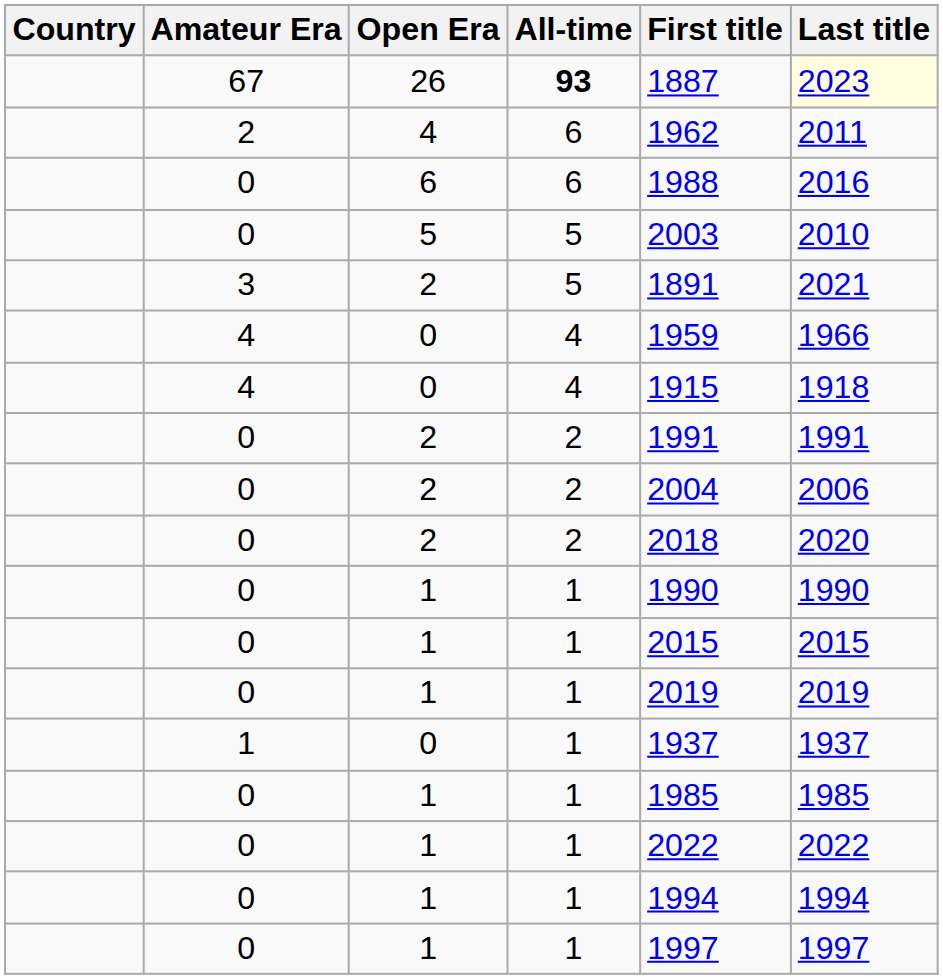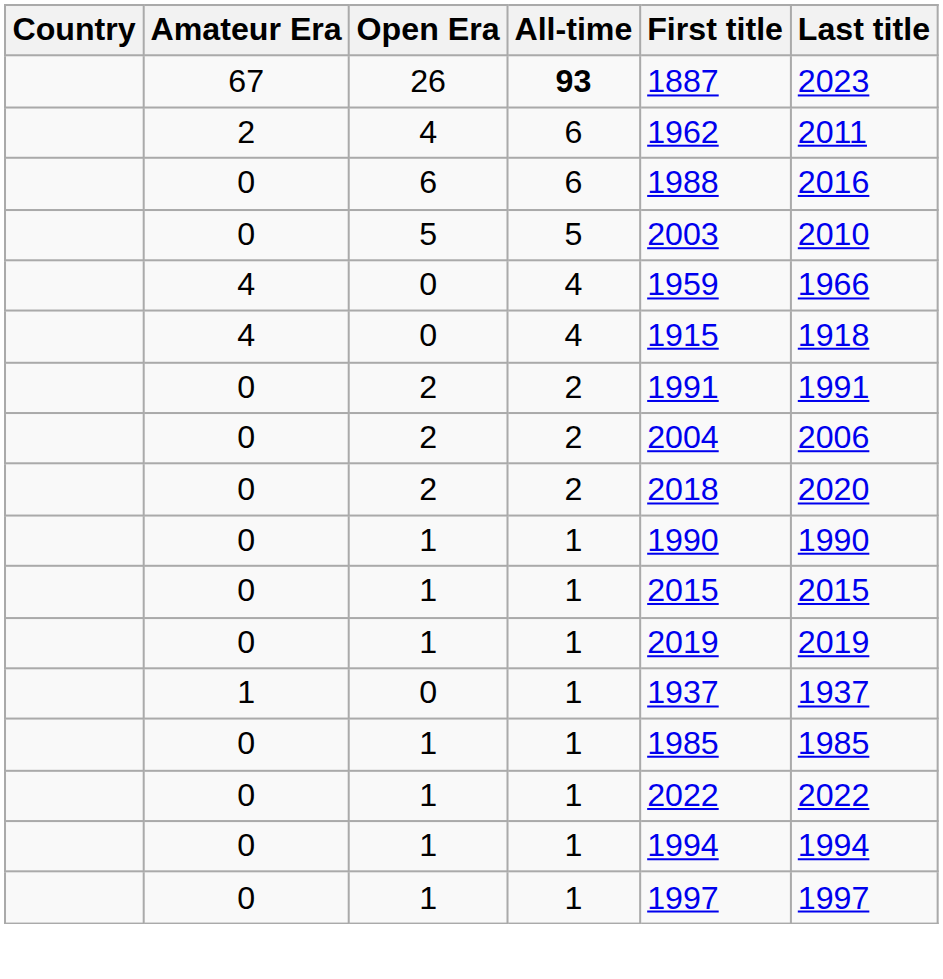(834, 81) lightyellow background -> (834, 81) no background
- row: (246, 285)
